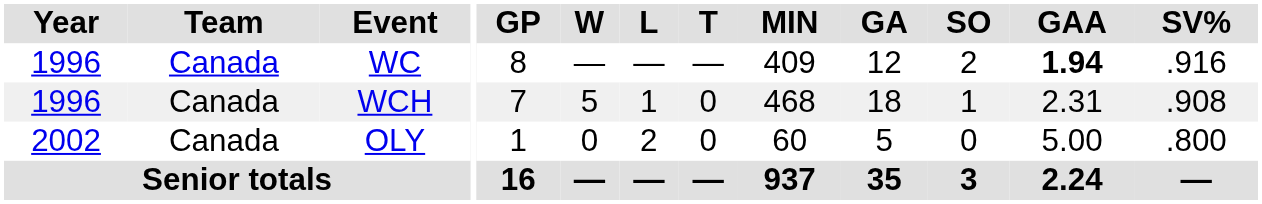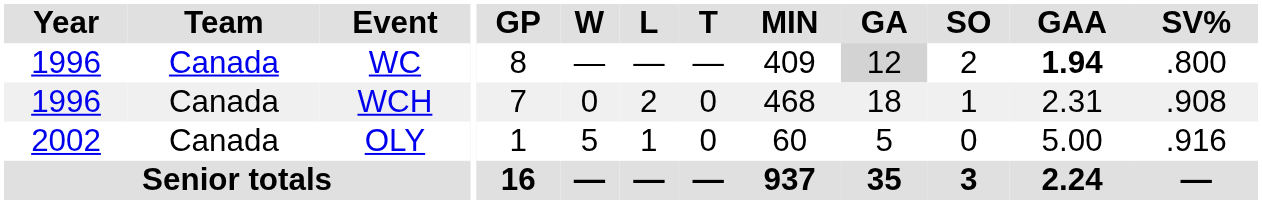(884, 62) no background -> (884, 62) lightgrey background
(1196, 62) .916 -> (1196, 62) .800
(589, 101) 5 -> (589, 101) 0
(649, 101) 1 -> (649, 101) 2
(589, 140) 0 -> (589, 140) 5
(649, 140) 2 -> (649, 140) 1
(1196, 140) .800 -> (1196, 140) .916
